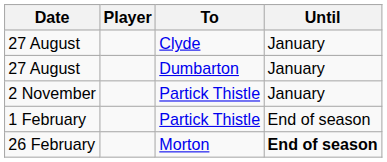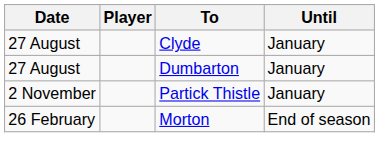- row: (47, 119)
(323, 145) bold -> (319, 119) normal
